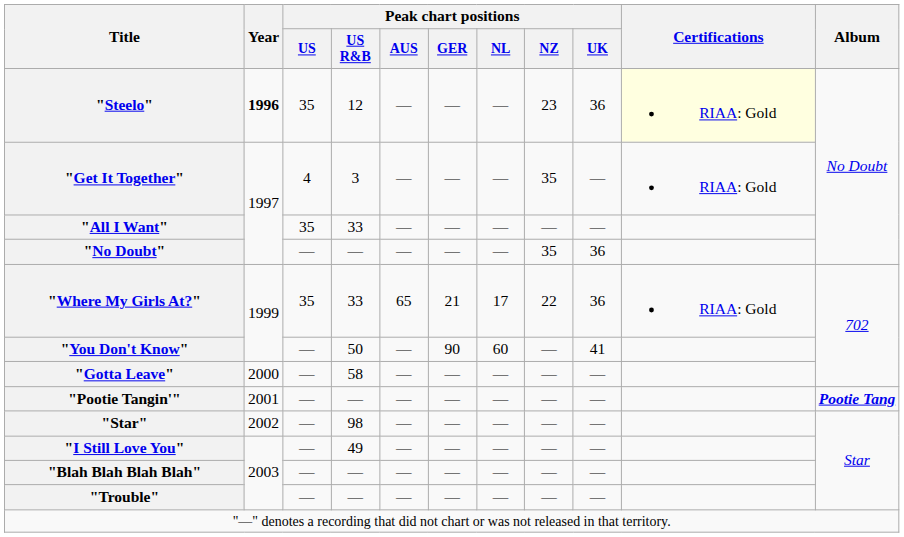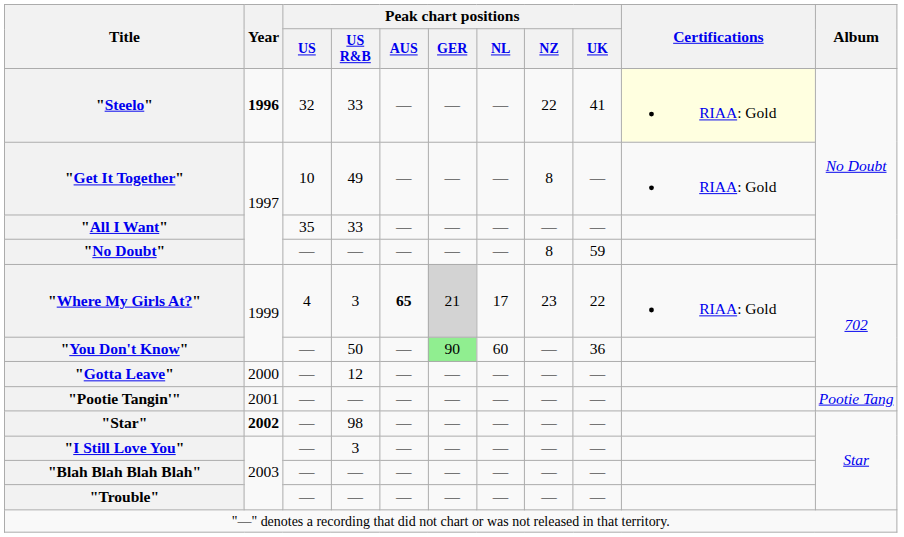(307, 105) 35 -> (307, 105) 32
(355, 105) 12 -> (355, 105) 33
(549, 105) 23 -> (549, 105) 22
(597, 105) 36 -> (597, 105) 41
(307, 178) 4 -> (307, 178) 10
(355, 178) 3 -> (355, 178) 49
(549, 178) 35 -> (549, 178) 8
(549, 251) 35 -> (549, 251) 8
(597, 251) 36 -> (597, 251) 59
(307, 300) 35 -> (307, 300) 4
(355, 300) 33 -> (355, 300) 3
(404, 300) normal -> (404, 300) bold
(452, 300) no background -> (452, 300) lightgrey background
(549, 300) 22 -> (549, 300) 23
(597, 300) 36 -> (597, 300) 22
(452, 349) no background -> (452, 349) lightgreen background
(597, 349) 41 -> (597, 349) 36
(355, 374) 58 -> (355, 374) 12
(857, 398) bold -> (856, 398) normal
(264, 423) normal -> (264, 423) bold
(355, 447) 49 -> (355, 447) 3
